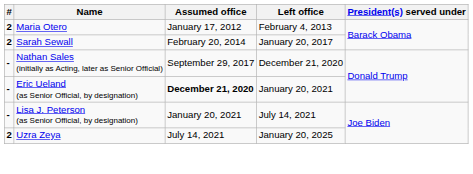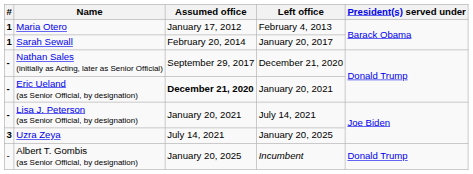(9, 27) 2 -> (9, 27) 1
(9, 42) 2 -> (9, 42) 1
(9, 135) 2 -> (9, 135) 3
+ row: (77, 156)
